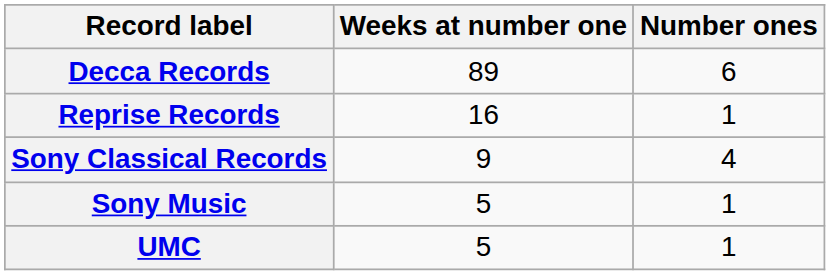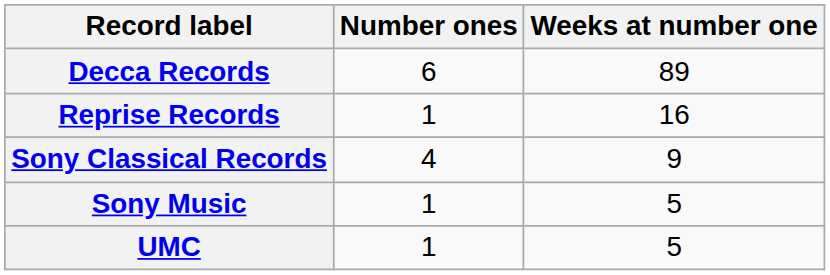columns swapped: (729, 26) <-> (483, 26)
